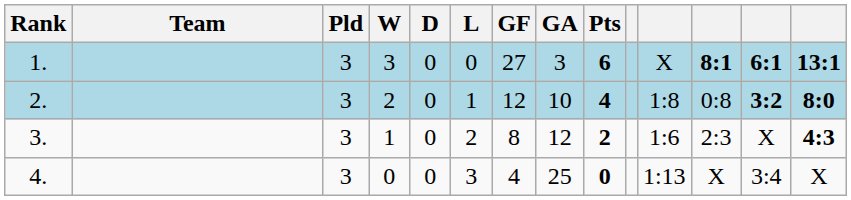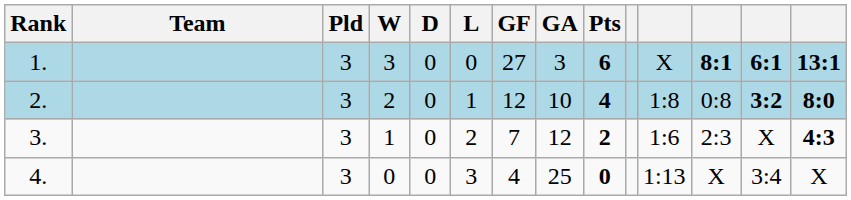(514, 137) 8 -> (514, 137) 7
